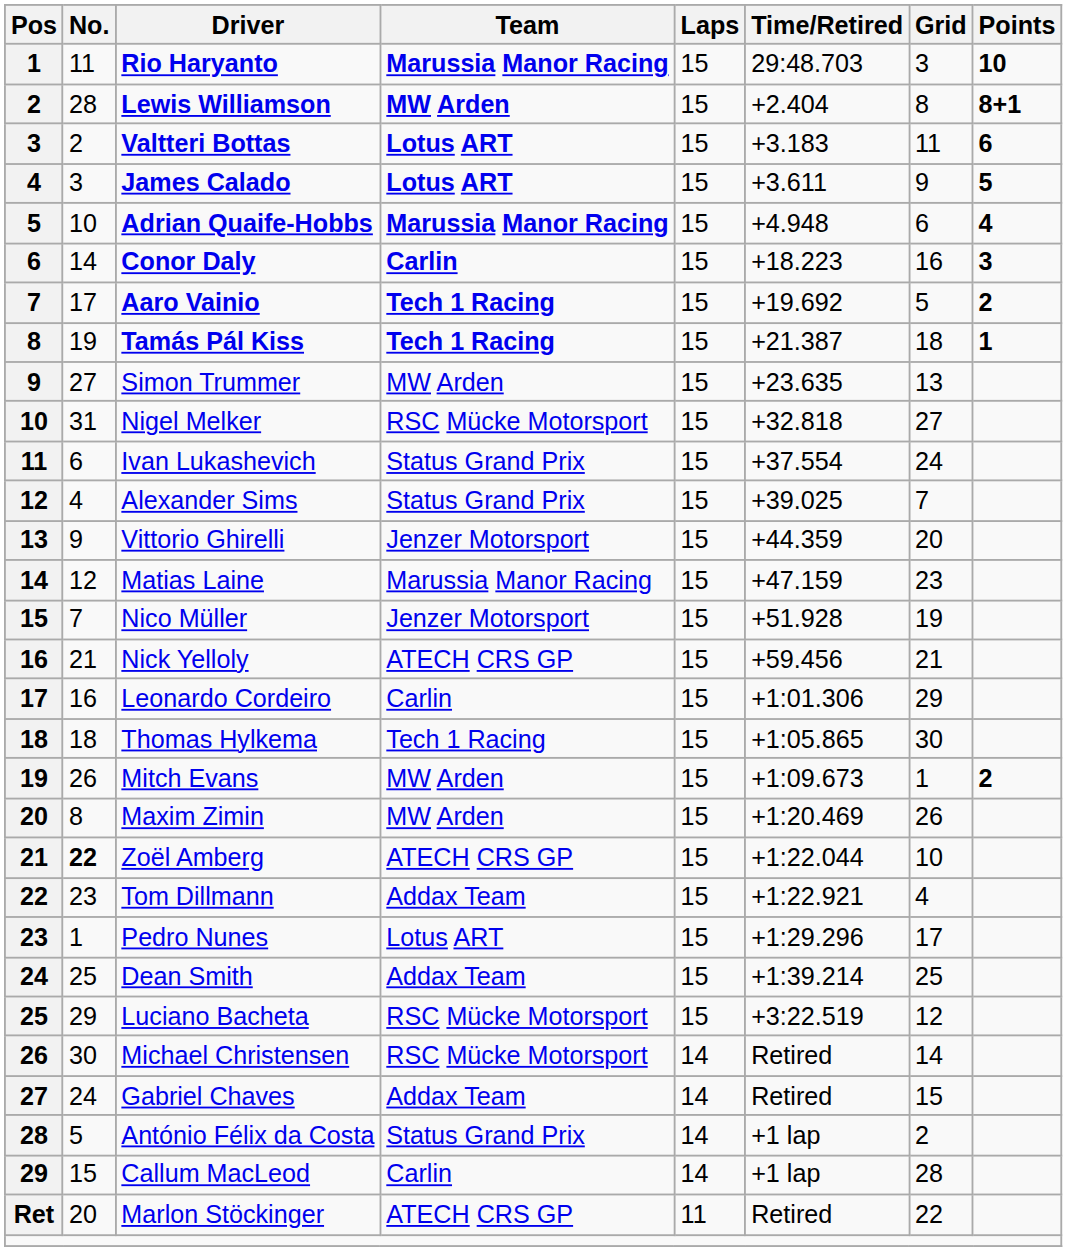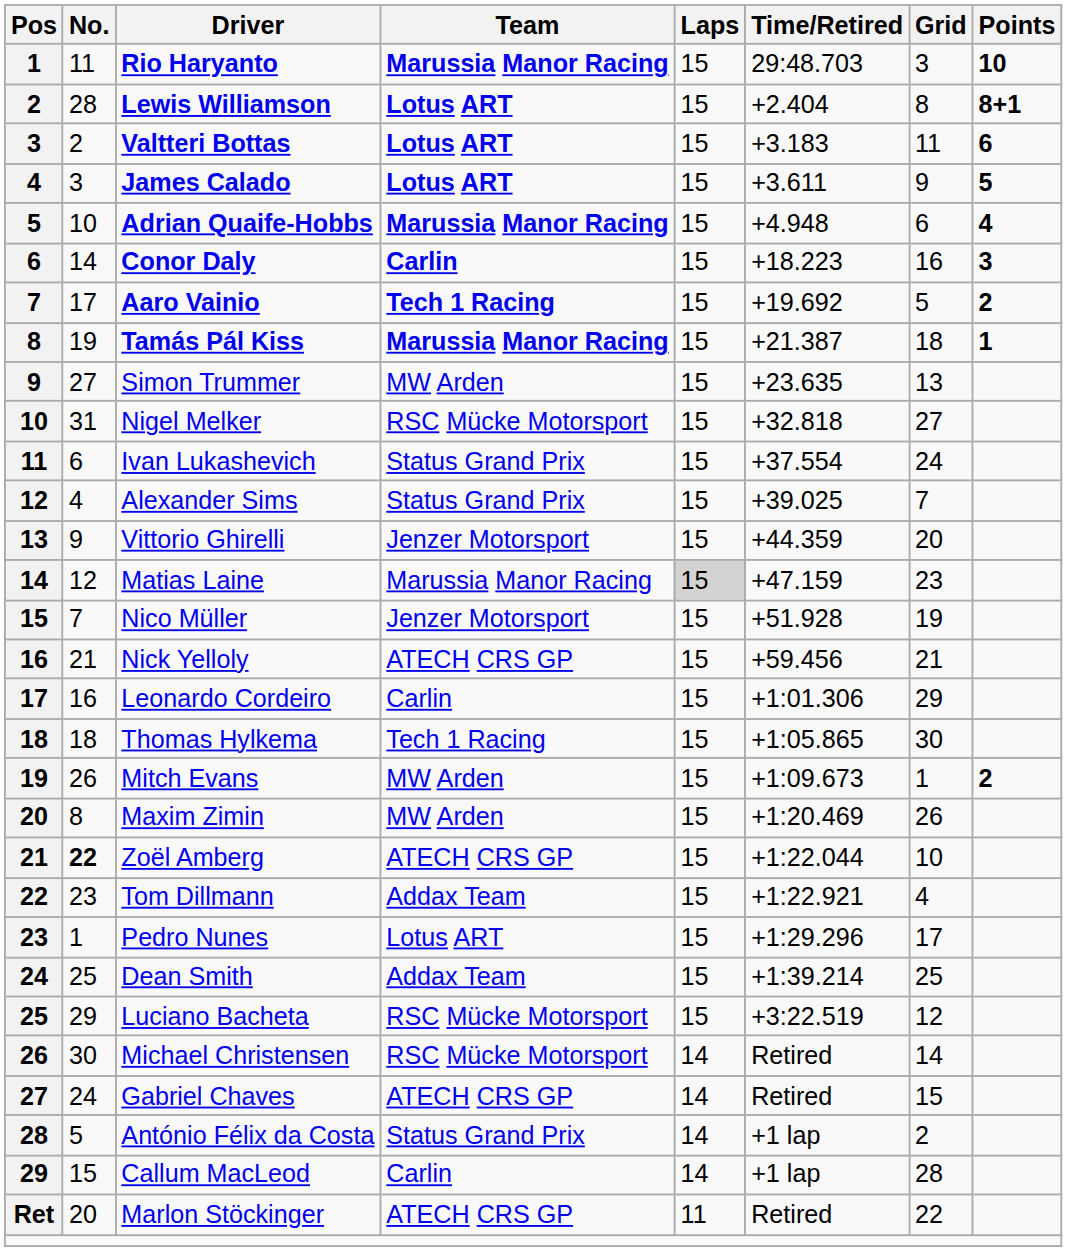(448, 104) MW Arden -> (449, 104) Lotus ART
(471, 342) Tech 1 Racing -> (527, 342) Marussia Manor Racing
(695, 580) no background -> (695, 580) lightgrey background
(456, 1095) Addax Team -> (480, 1095) ATECH CRS GP
